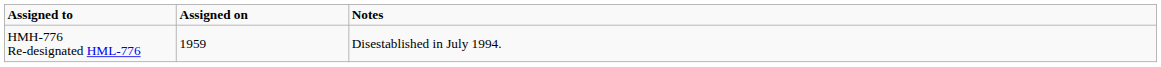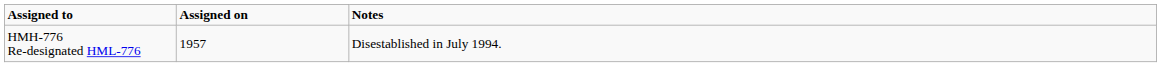(193, 43) 1959 -> (193, 43) 1957
